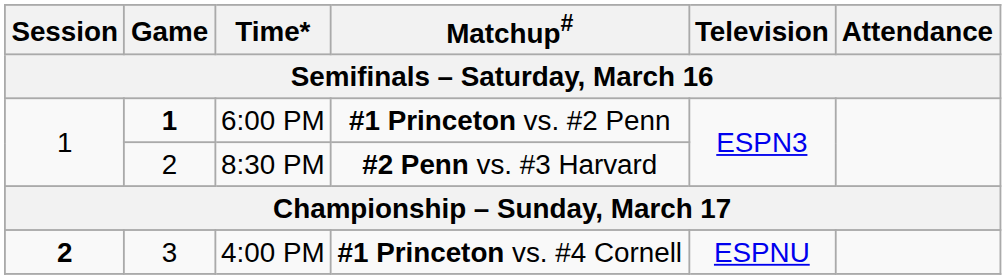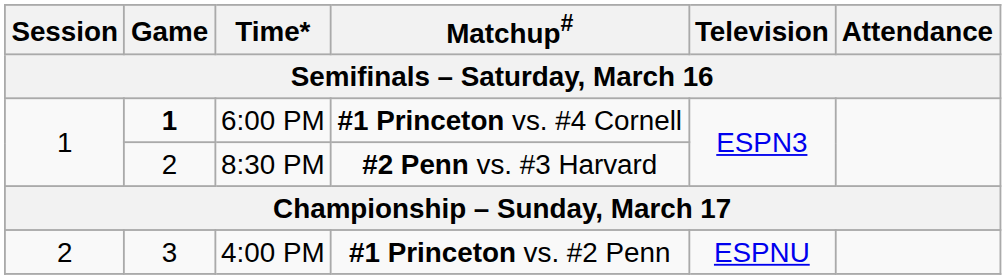(510, 121) #1 Princeton vs. #2 Penn -> (510, 121) #1 Princeton vs. #4 Cornell
(65, 253) bold -> (65, 253) normal
(510, 253) #1 Princeton vs. #4 Cornell -> (510, 253) #1 Princeton vs. #2 Penn
